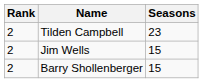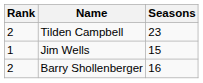(10, 50) 2 -> (10, 50) 1
(155, 68) 15 -> (155, 68) 16
